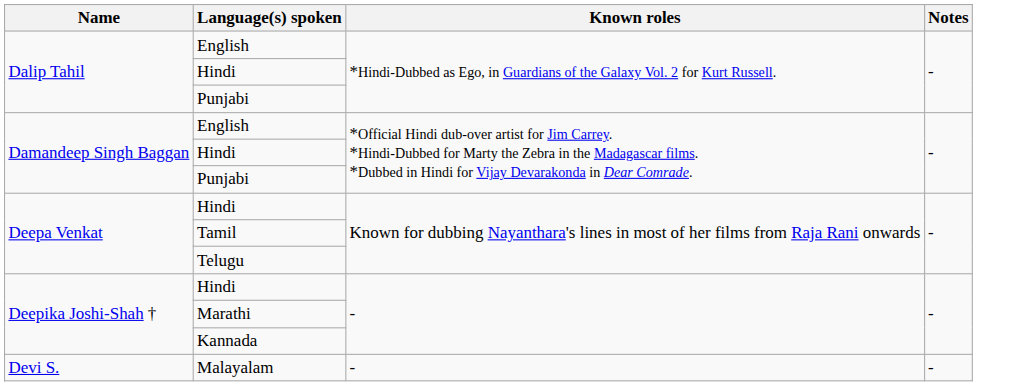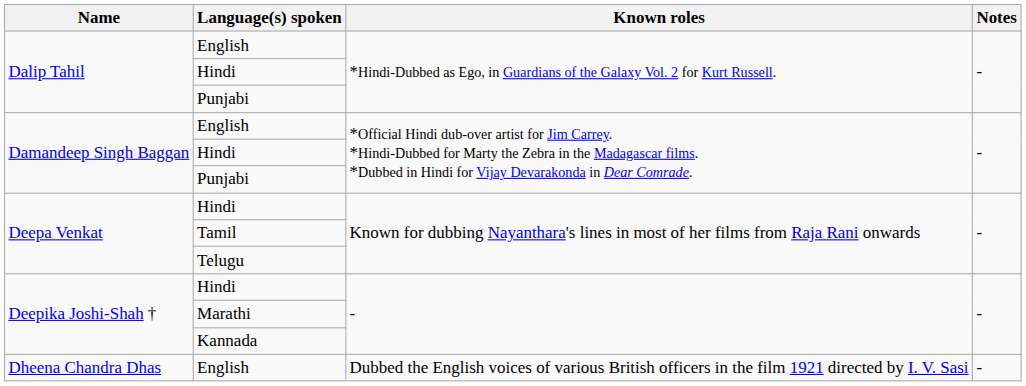- row: (34, 367)
+ row: (85, 367)
